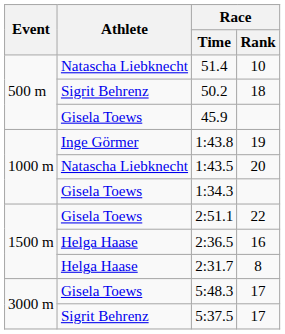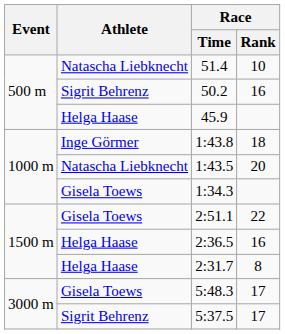(258, 92) 18 -> (258, 92) 16
(102, 117) Gisela Toews -> (99, 117) Helga Haase
(258, 142) 19 -> (258, 142) 18
